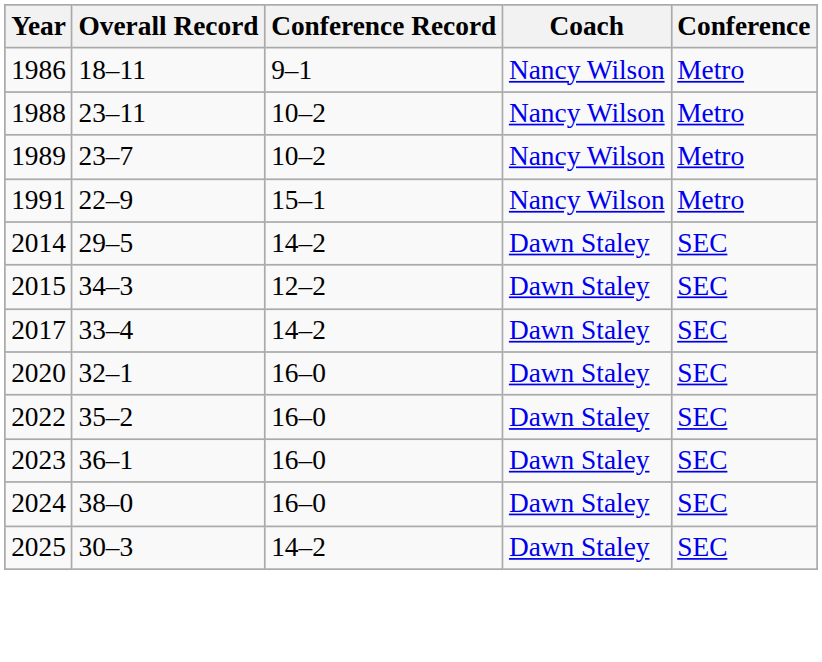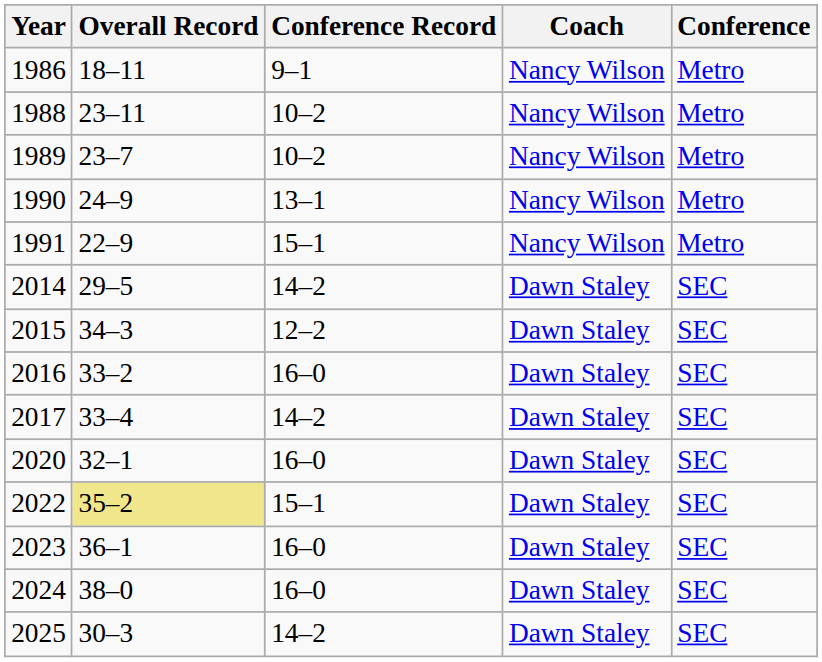+ row: (39, 199)
+ row: (39, 373)
(106, 416) no background -> (106, 503) khaki background
(299, 416) 16–0 -> (299, 503) 15–1
